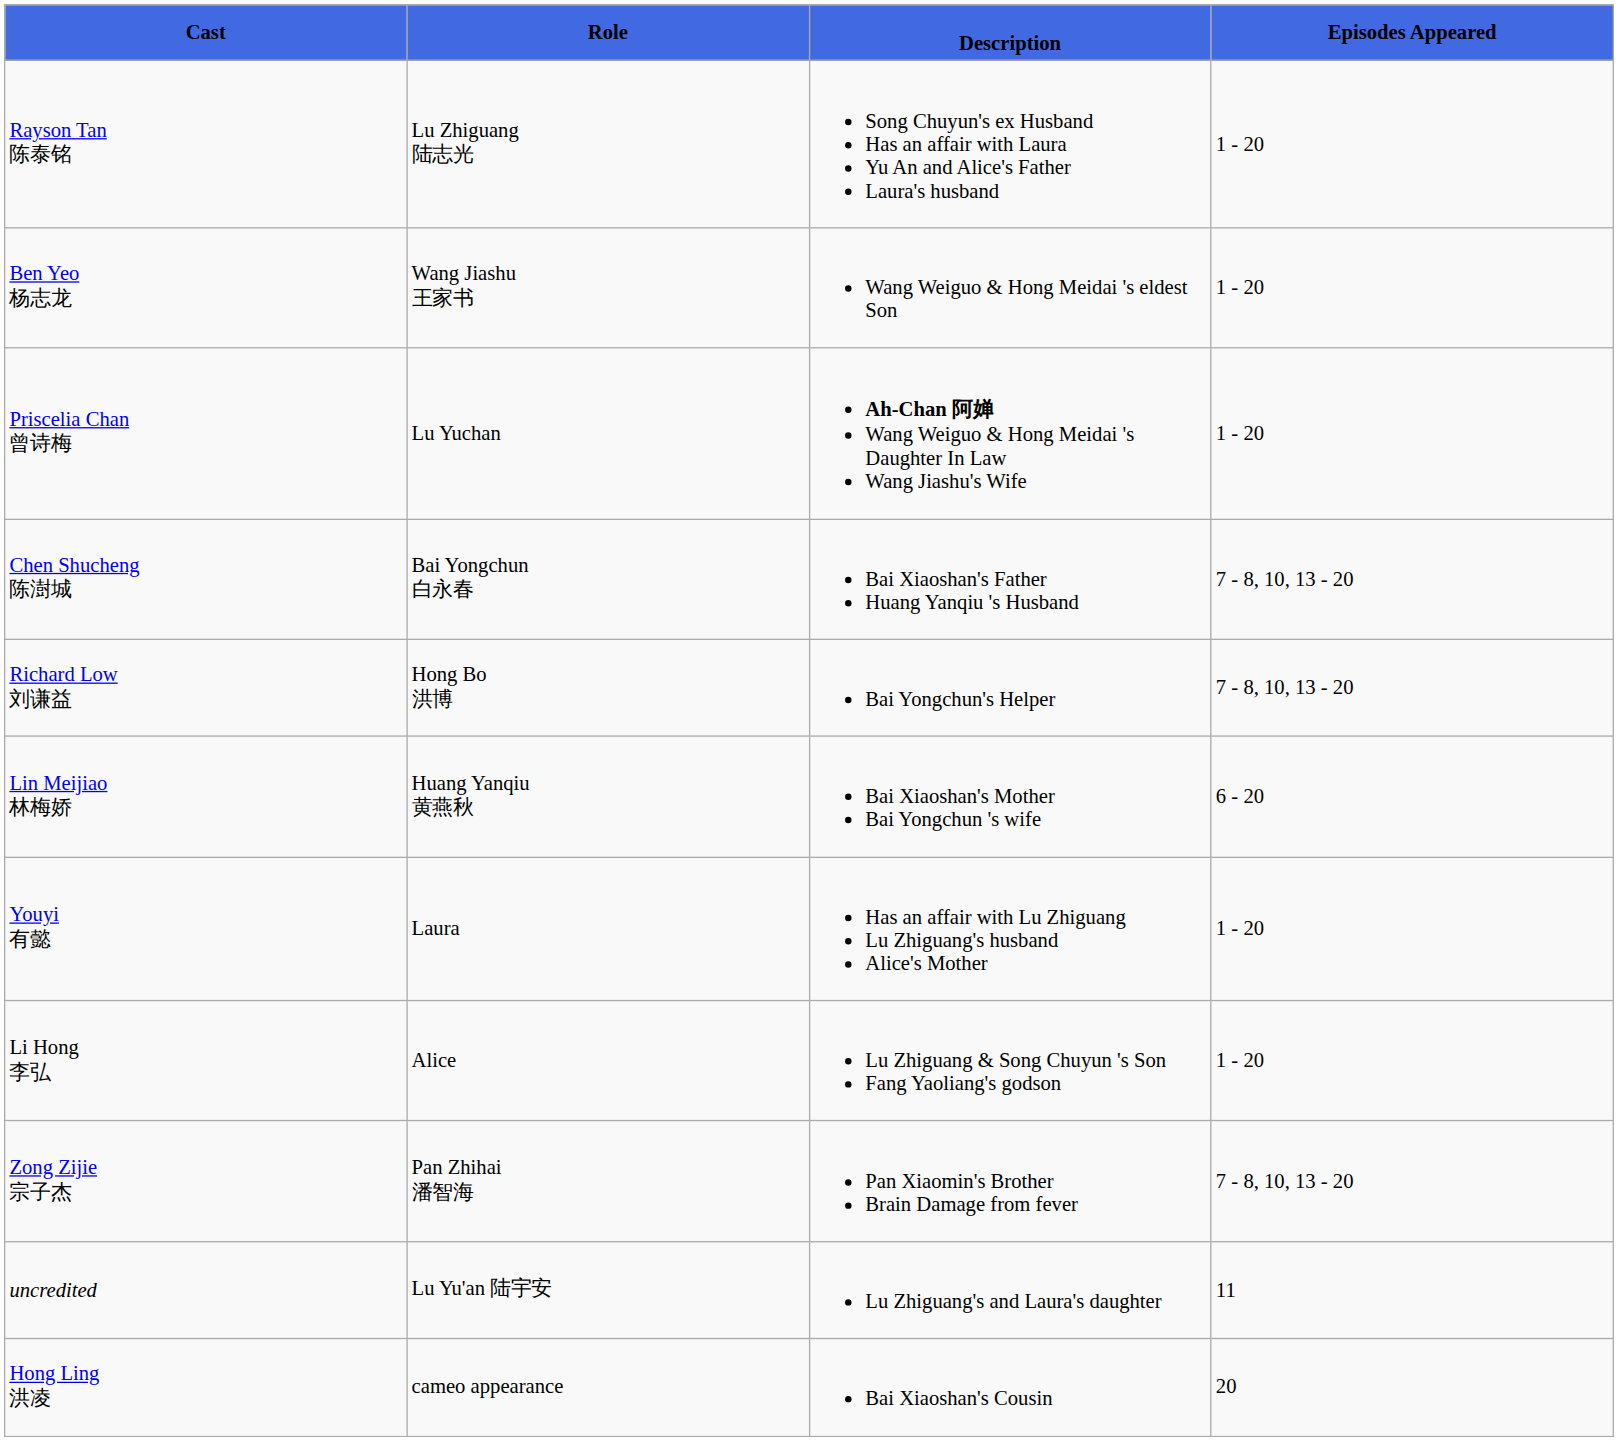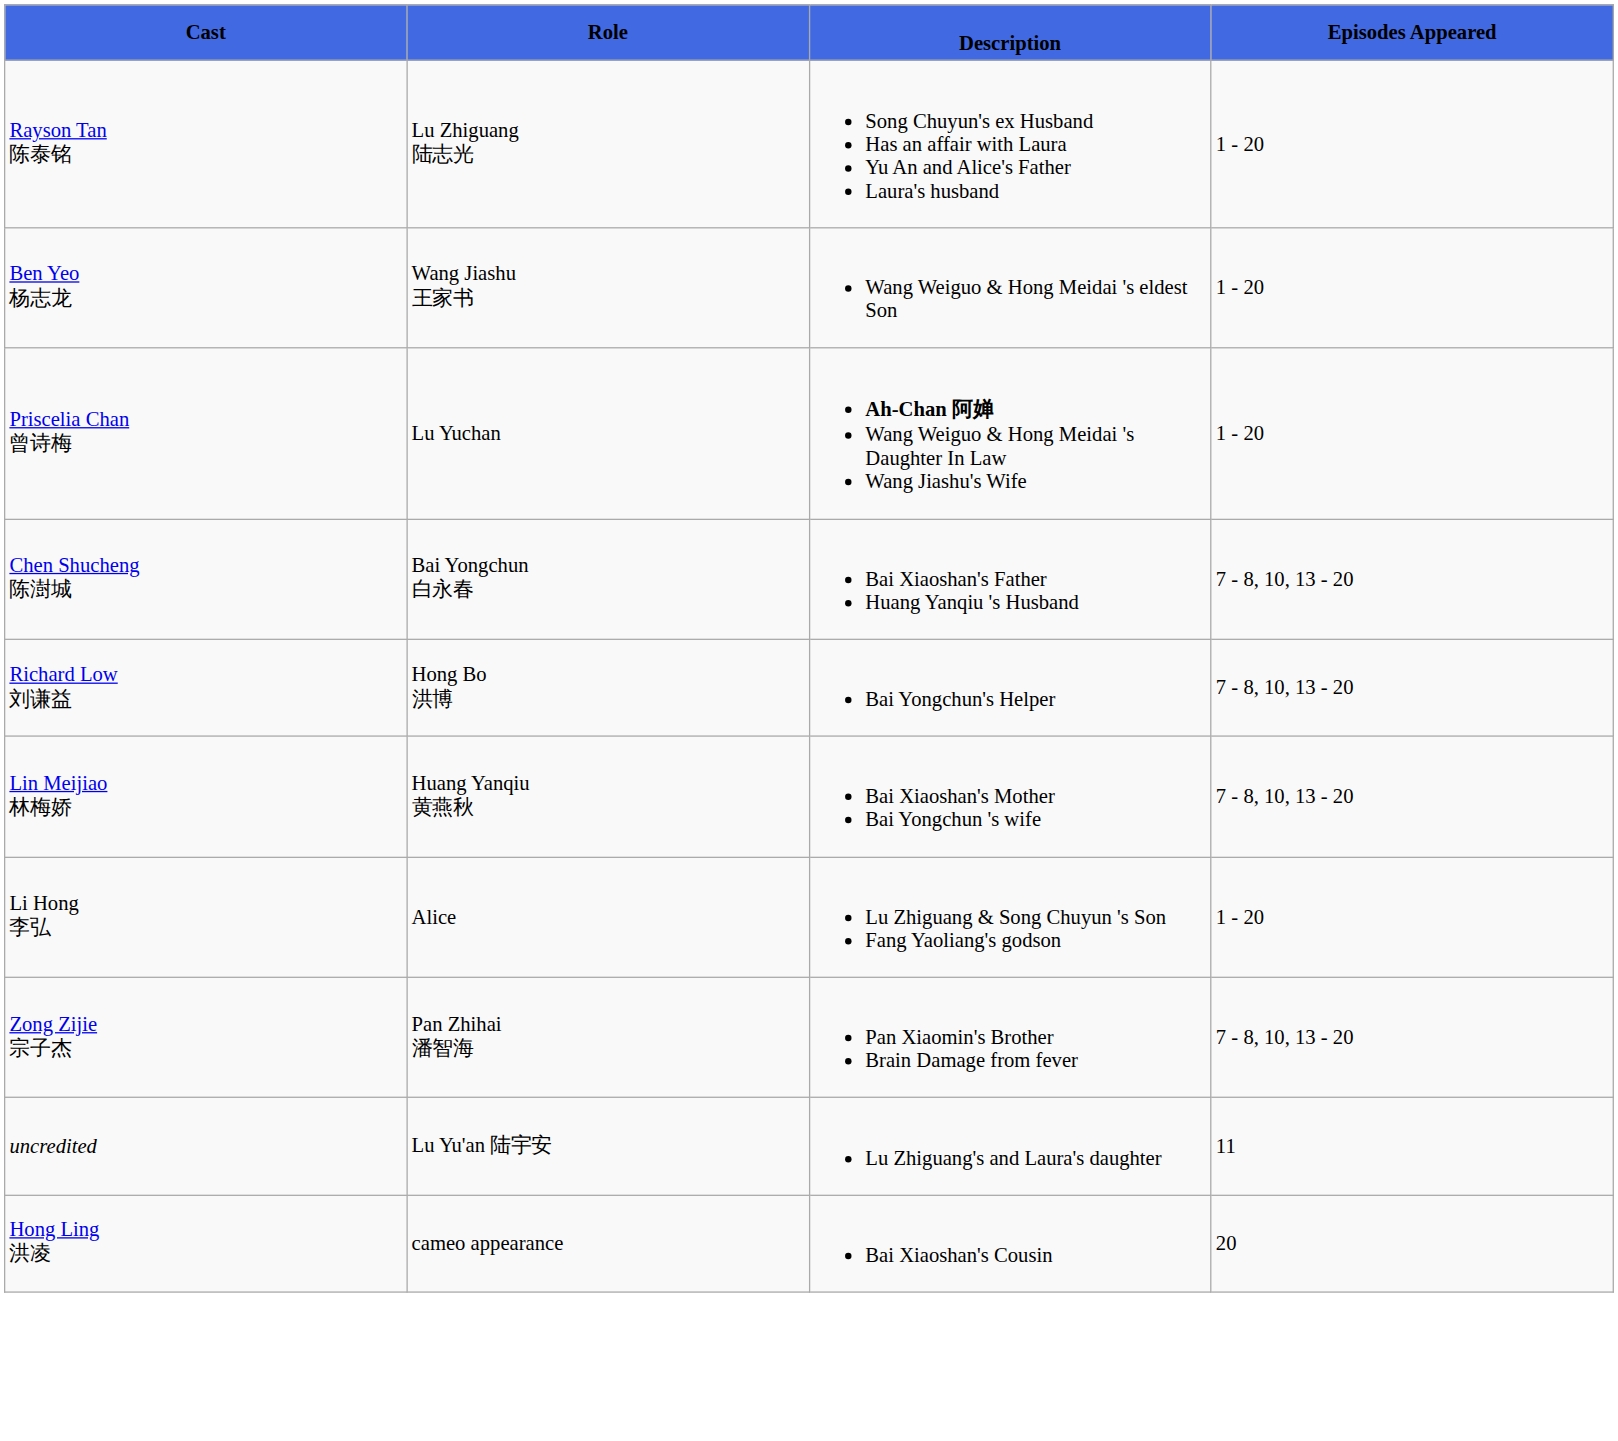(1240, 796) 6 - 20 -> (1285, 796) 7 - 8, 10, 13 - 20
- row: (34, 927)
